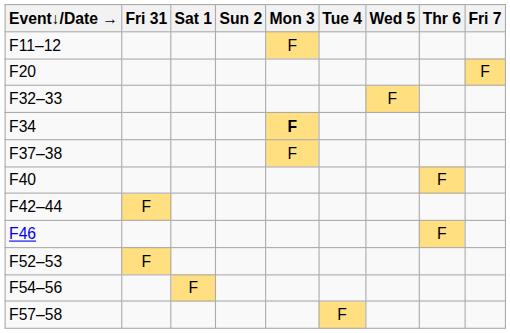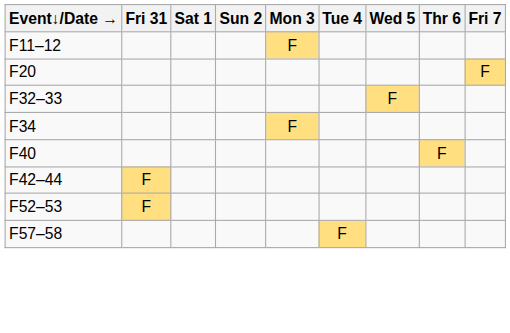(292, 126) bold -> (292, 126) normal
- row: (36, 153)
- row: (23, 234)
- row: (36, 288)
